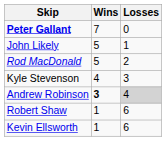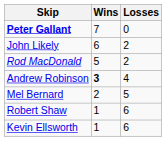(97, 45) 5 -> (97, 45) 6
(126, 45) 1 -> (126, 45) 2
- row: (43, 78)
(126, 95) lightgrey background -> (126, 78) no background
+ row: (35, 95)
